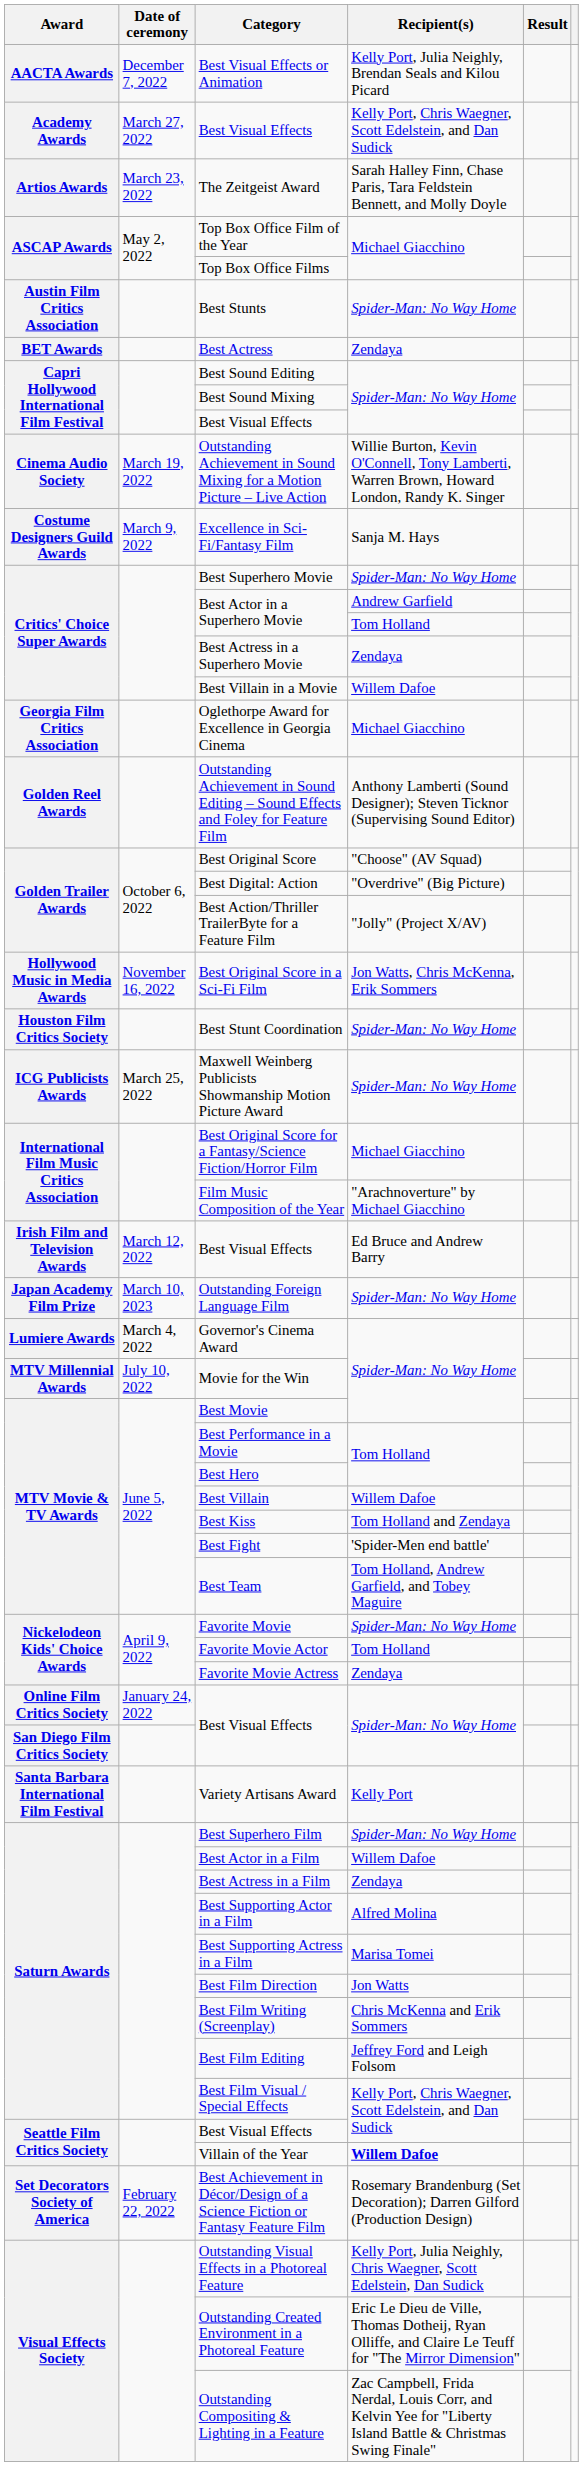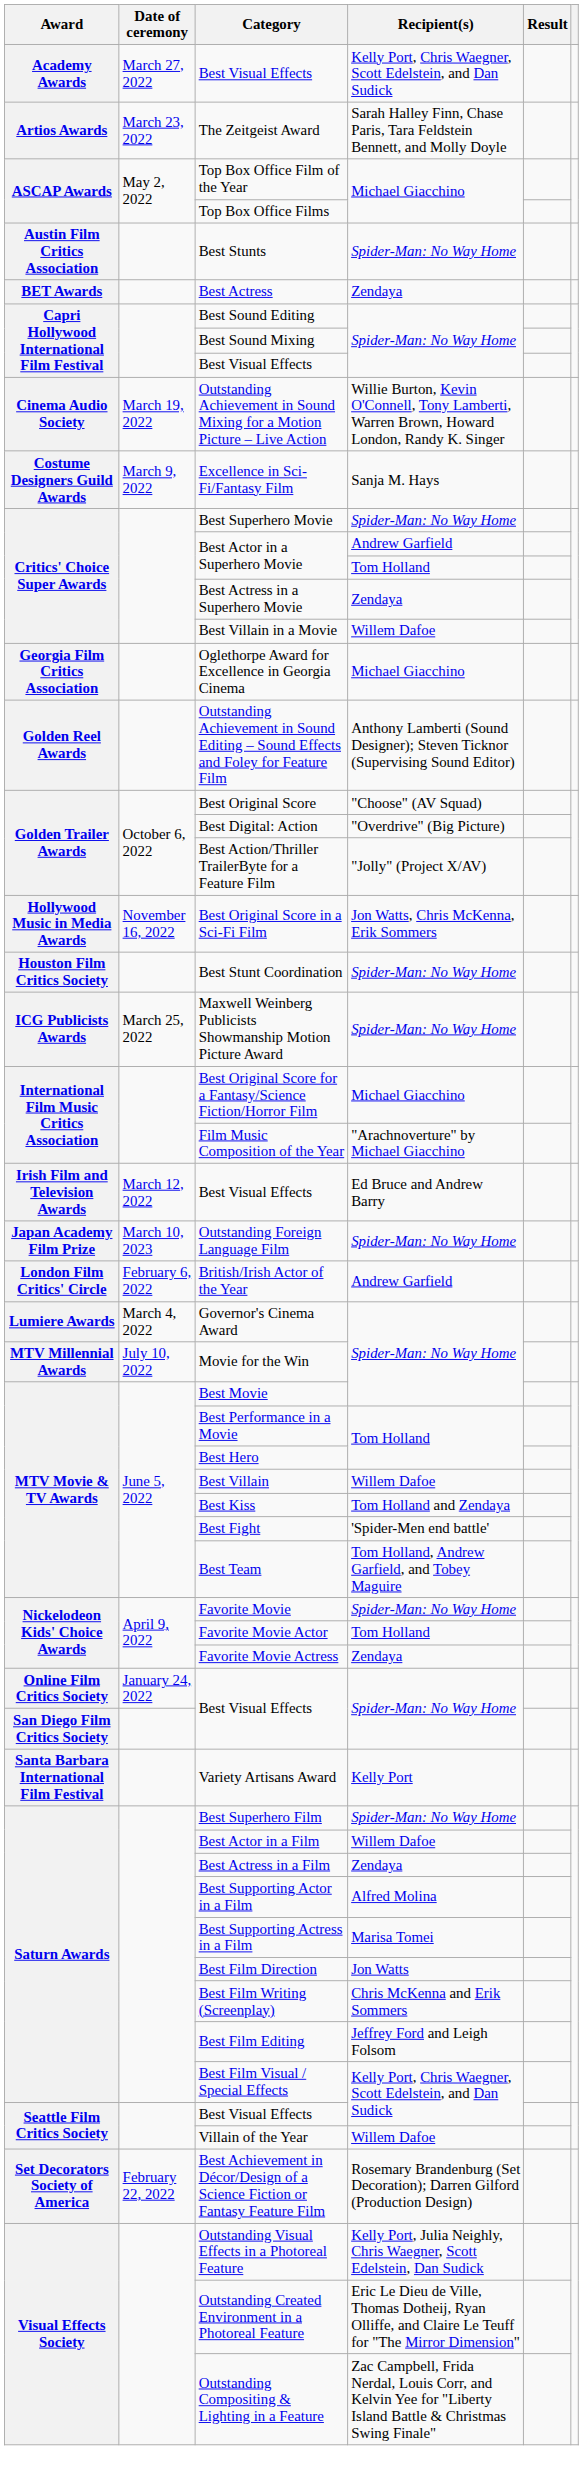- row: (62, 73)
+ row: (62, 1281)
(395, 2154) bold -> (393, 2137) normal
